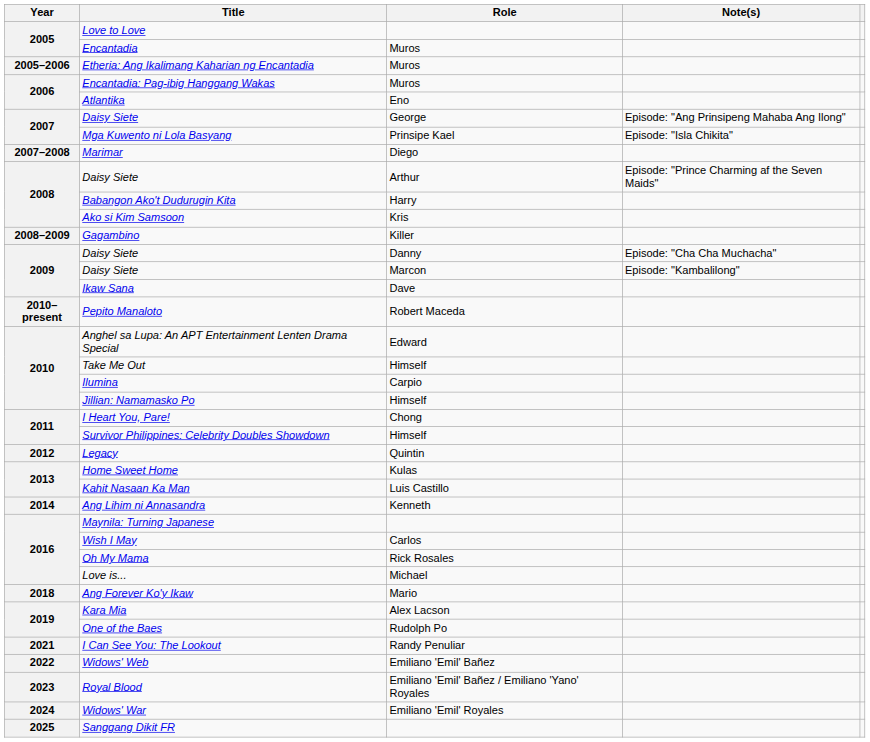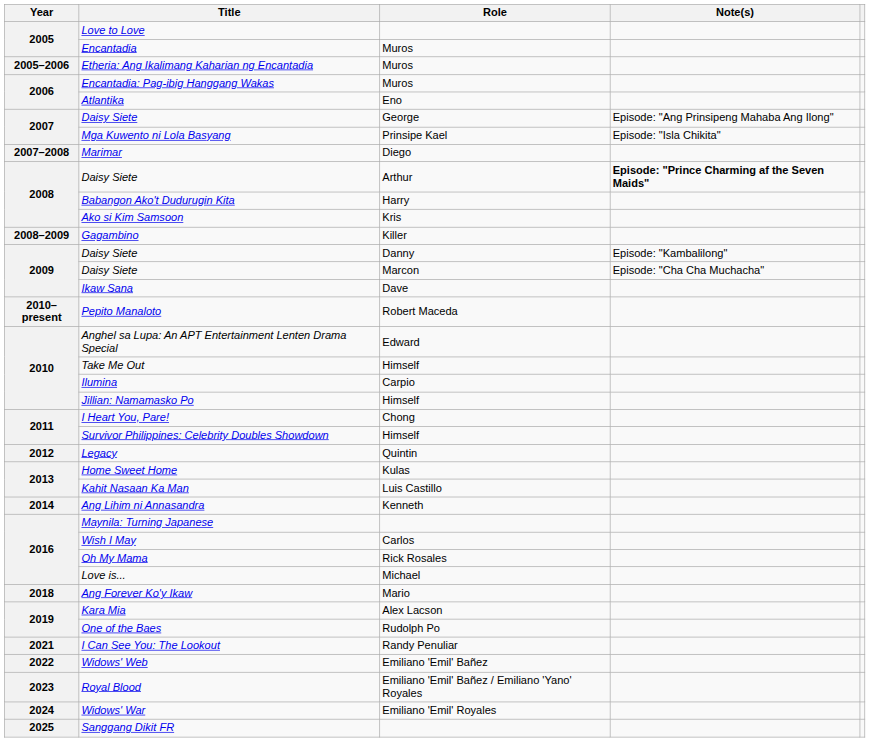(724, 177) normal -> (718, 177) bold
(701, 253) Episode: "Cha Cha Muchacha" -> (670, 253) Episode: "Kambalilong"
(682, 270) Episode: "Kambalilong" -> (688, 270) Episode: "Cha Cha Muchacha"
